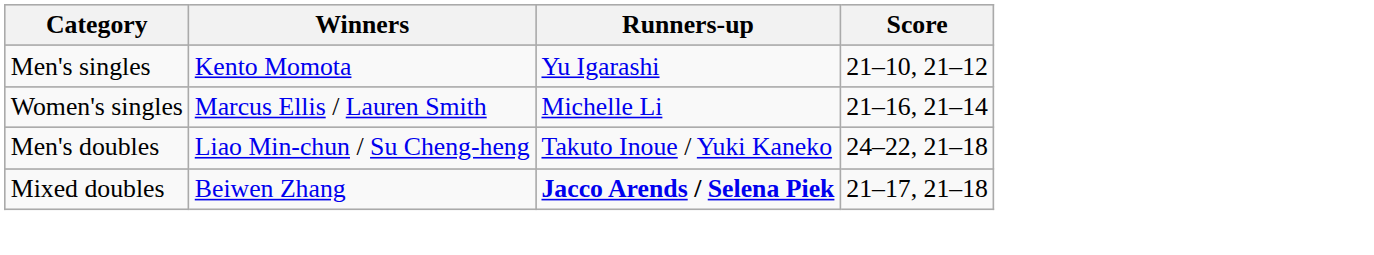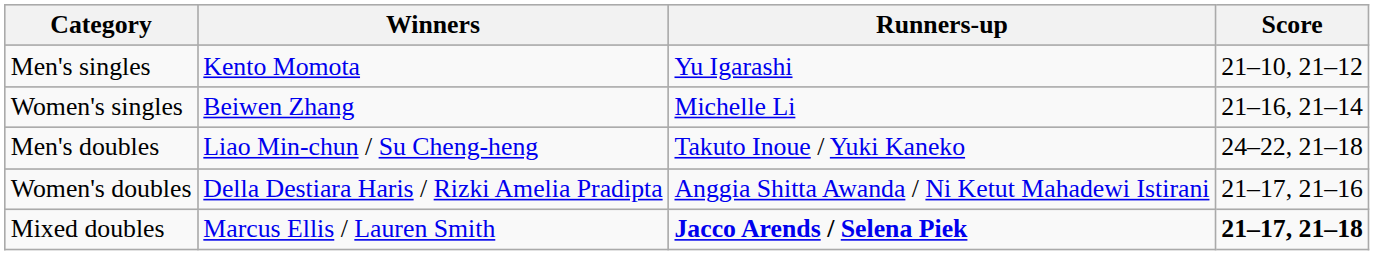(341, 106) Marcus Ellis / Lauren Smith -> (279, 106) Beiwen Zhang
+ row: (101, 188)
(270, 188) Beiwen Zhang -> (349, 229) Marcus Ellis / Lauren Smith
(917, 188) normal -> (1292, 229) bold
